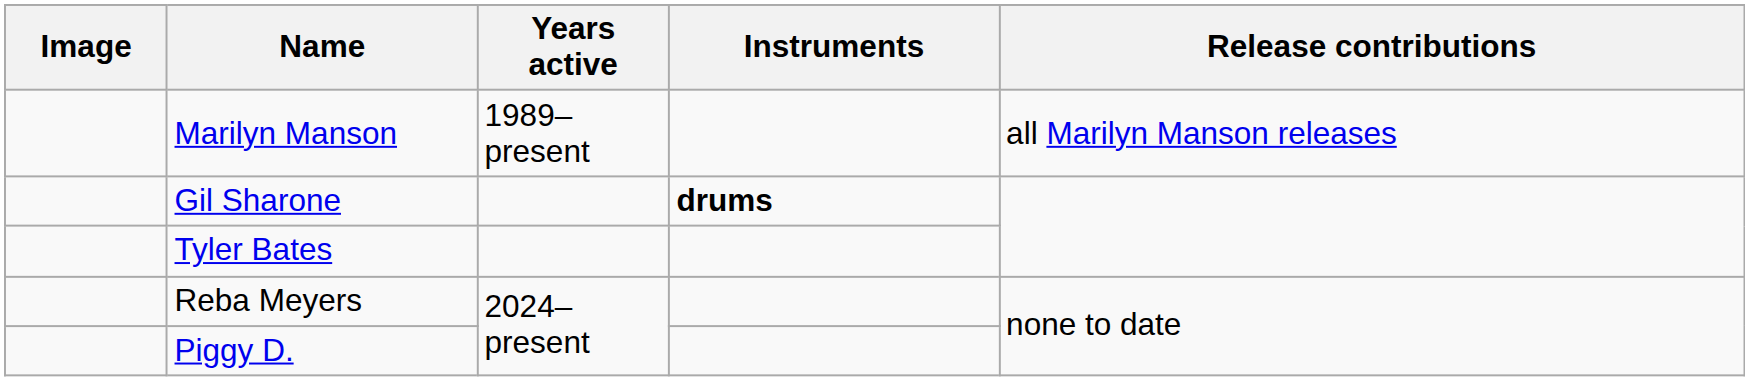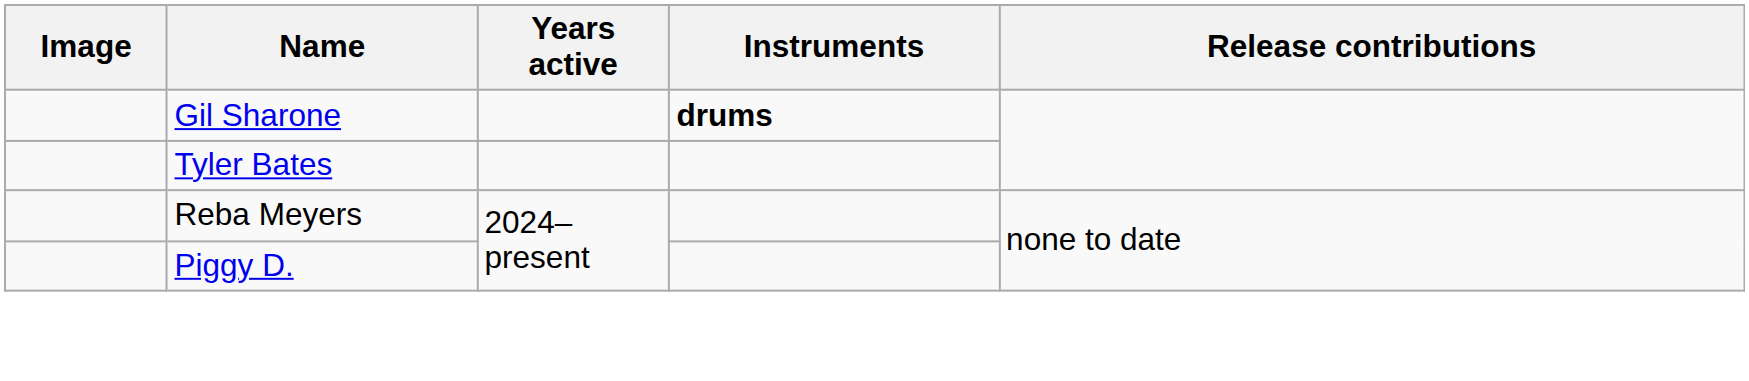- row: (286, 132)
